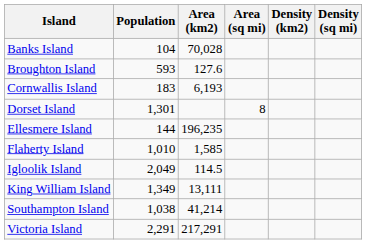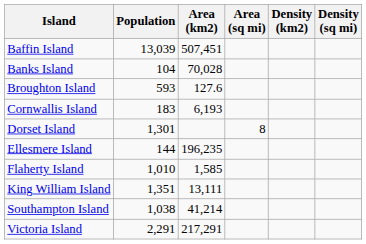+ row: (40, 48)
- row: (44, 169)
(161, 189) 1,349 -> (161, 189) 1,351
